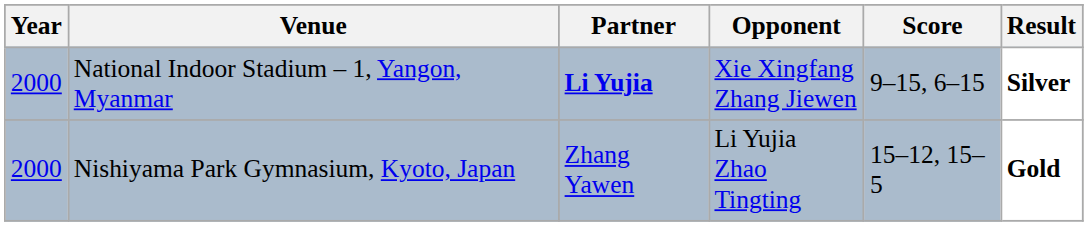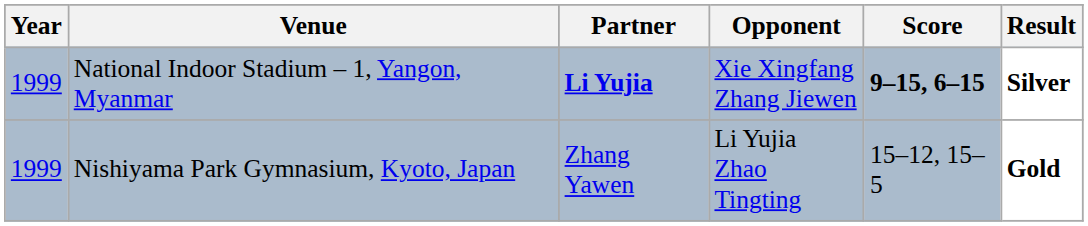(36, 82) 2000 -> (36, 82) 1999
(927, 82) normal -> (927, 82) bold
(36, 170) 2000 -> (36, 170) 1999
